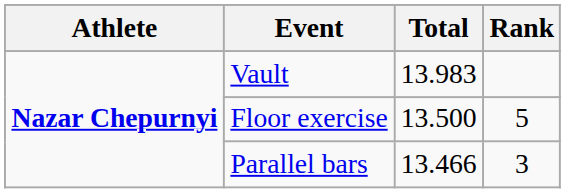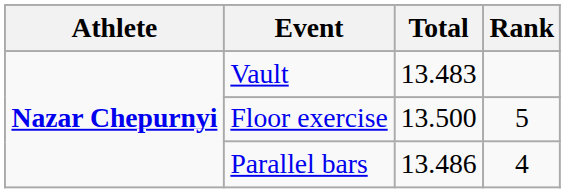(439, 73) 13.983 -> (439, 73) 13.483
(439, 164) 13.466 -> (439, 164) 13.486
(522, 164) 3 -> (522, 164) 4
